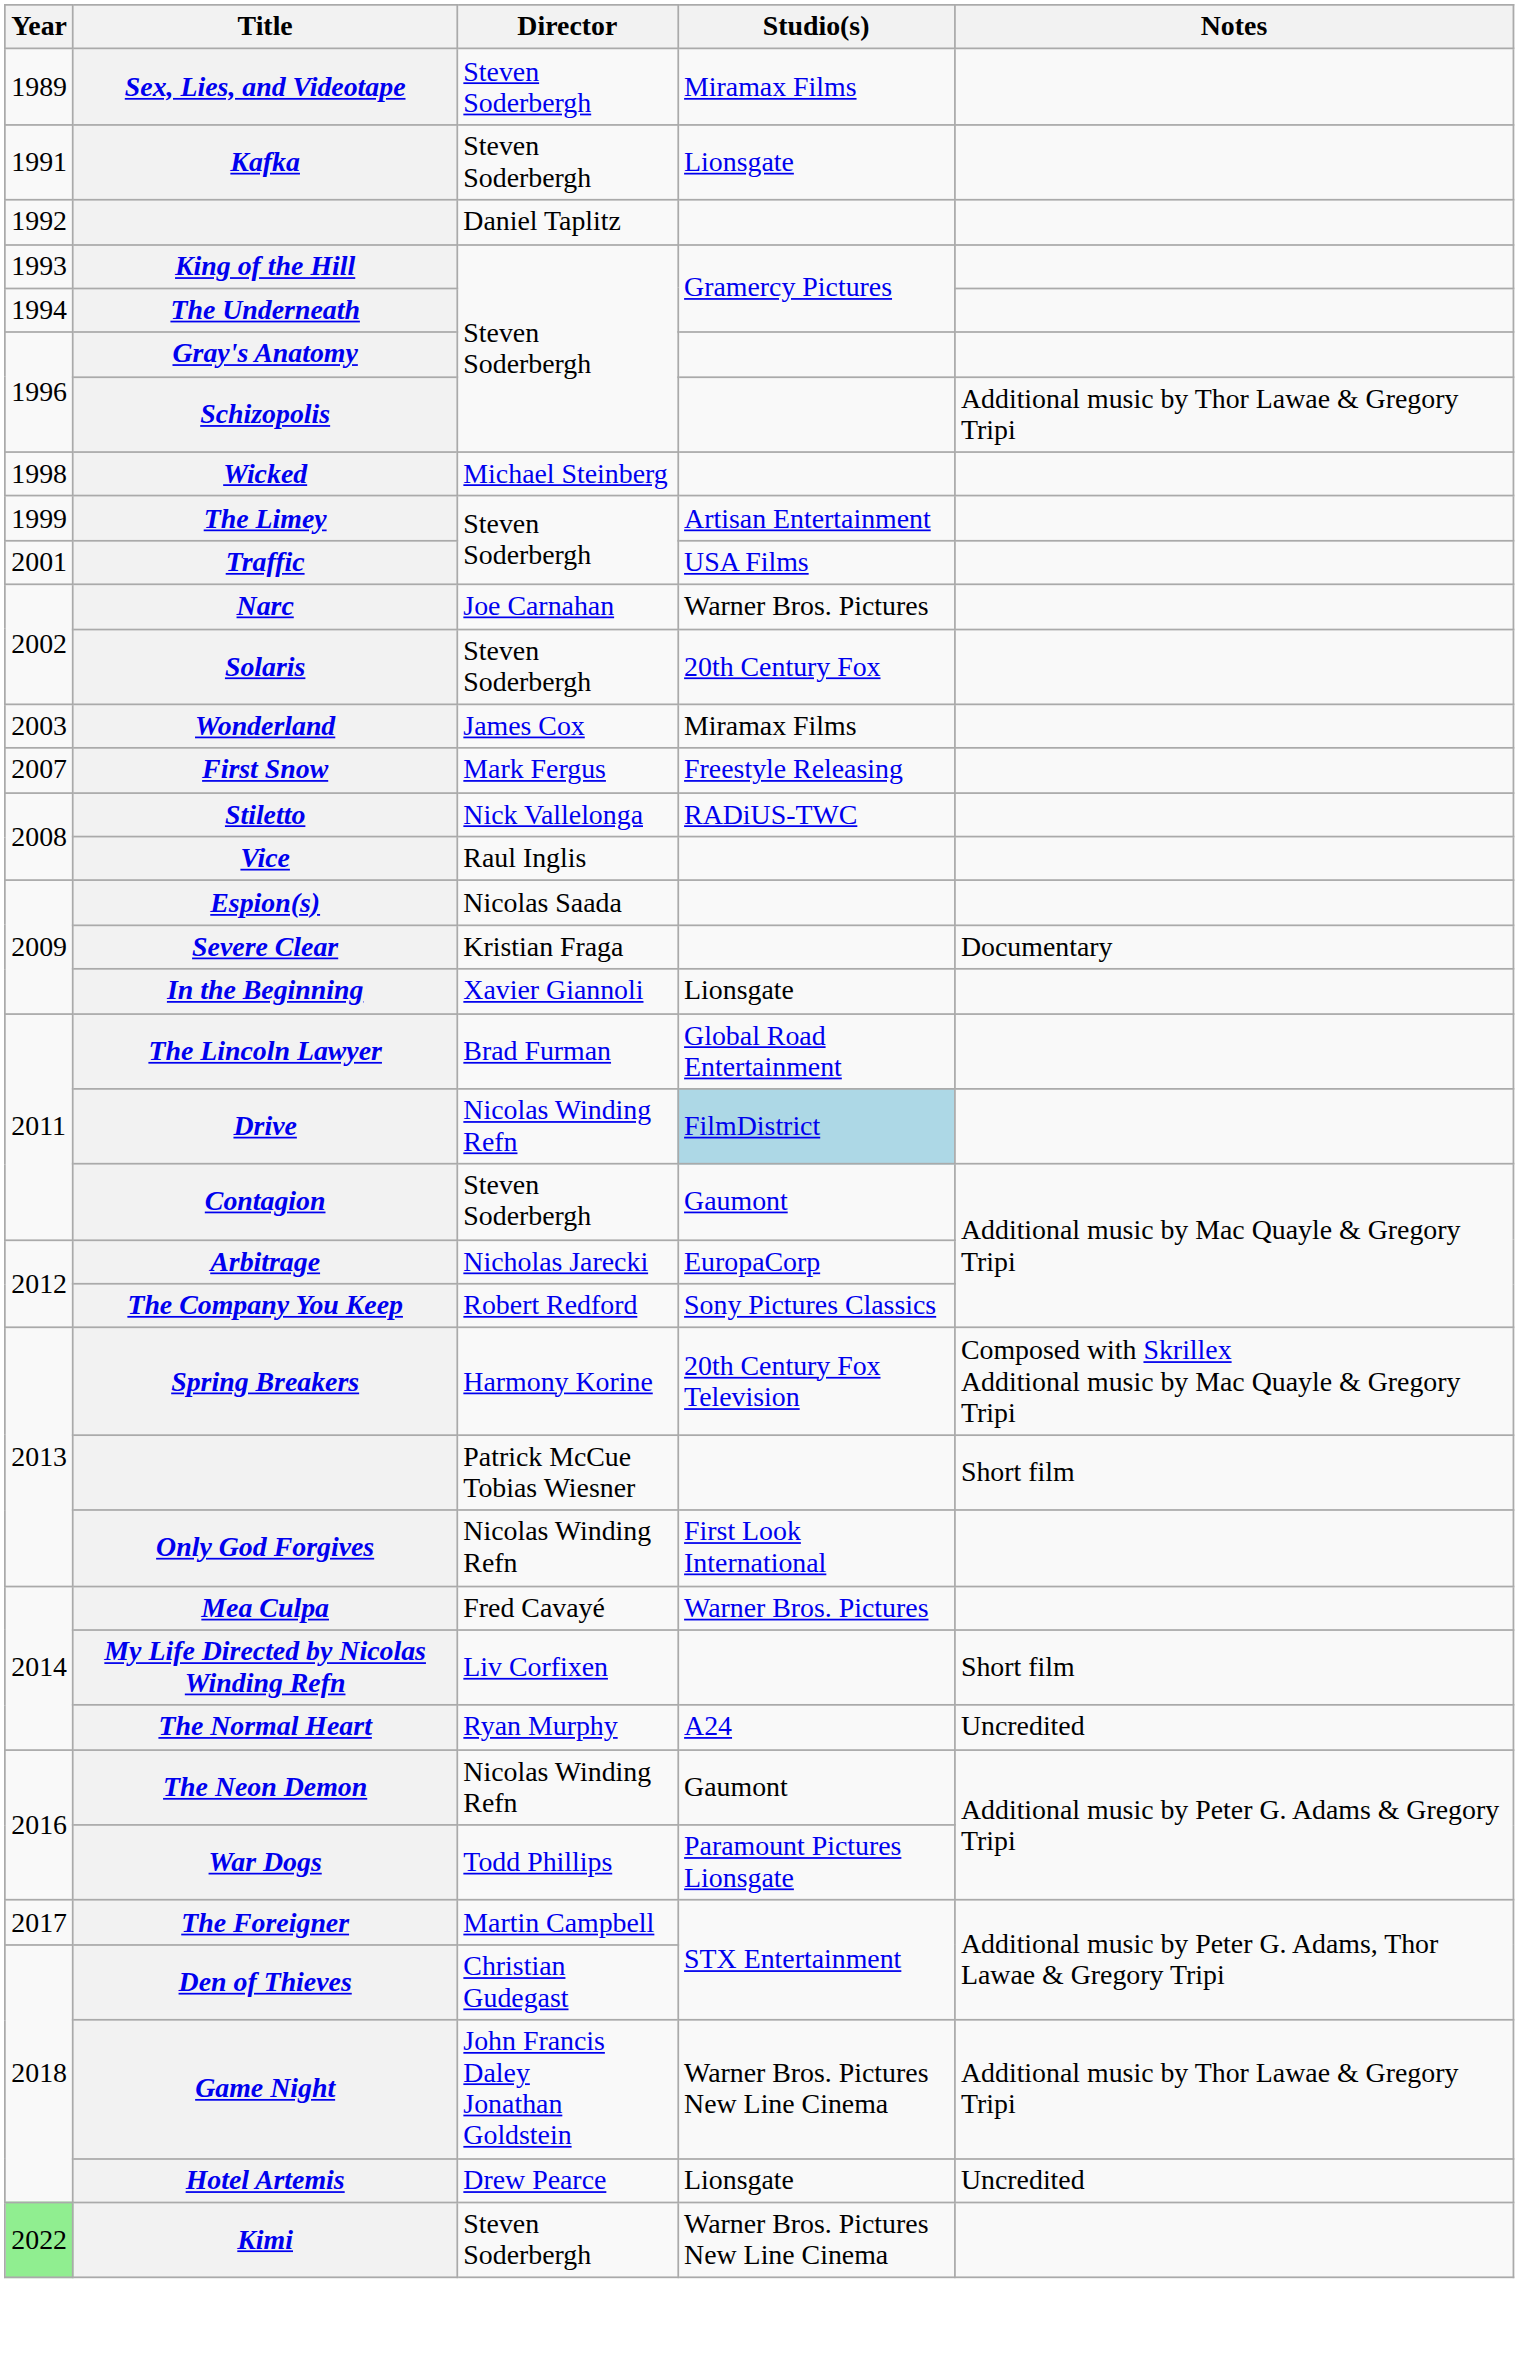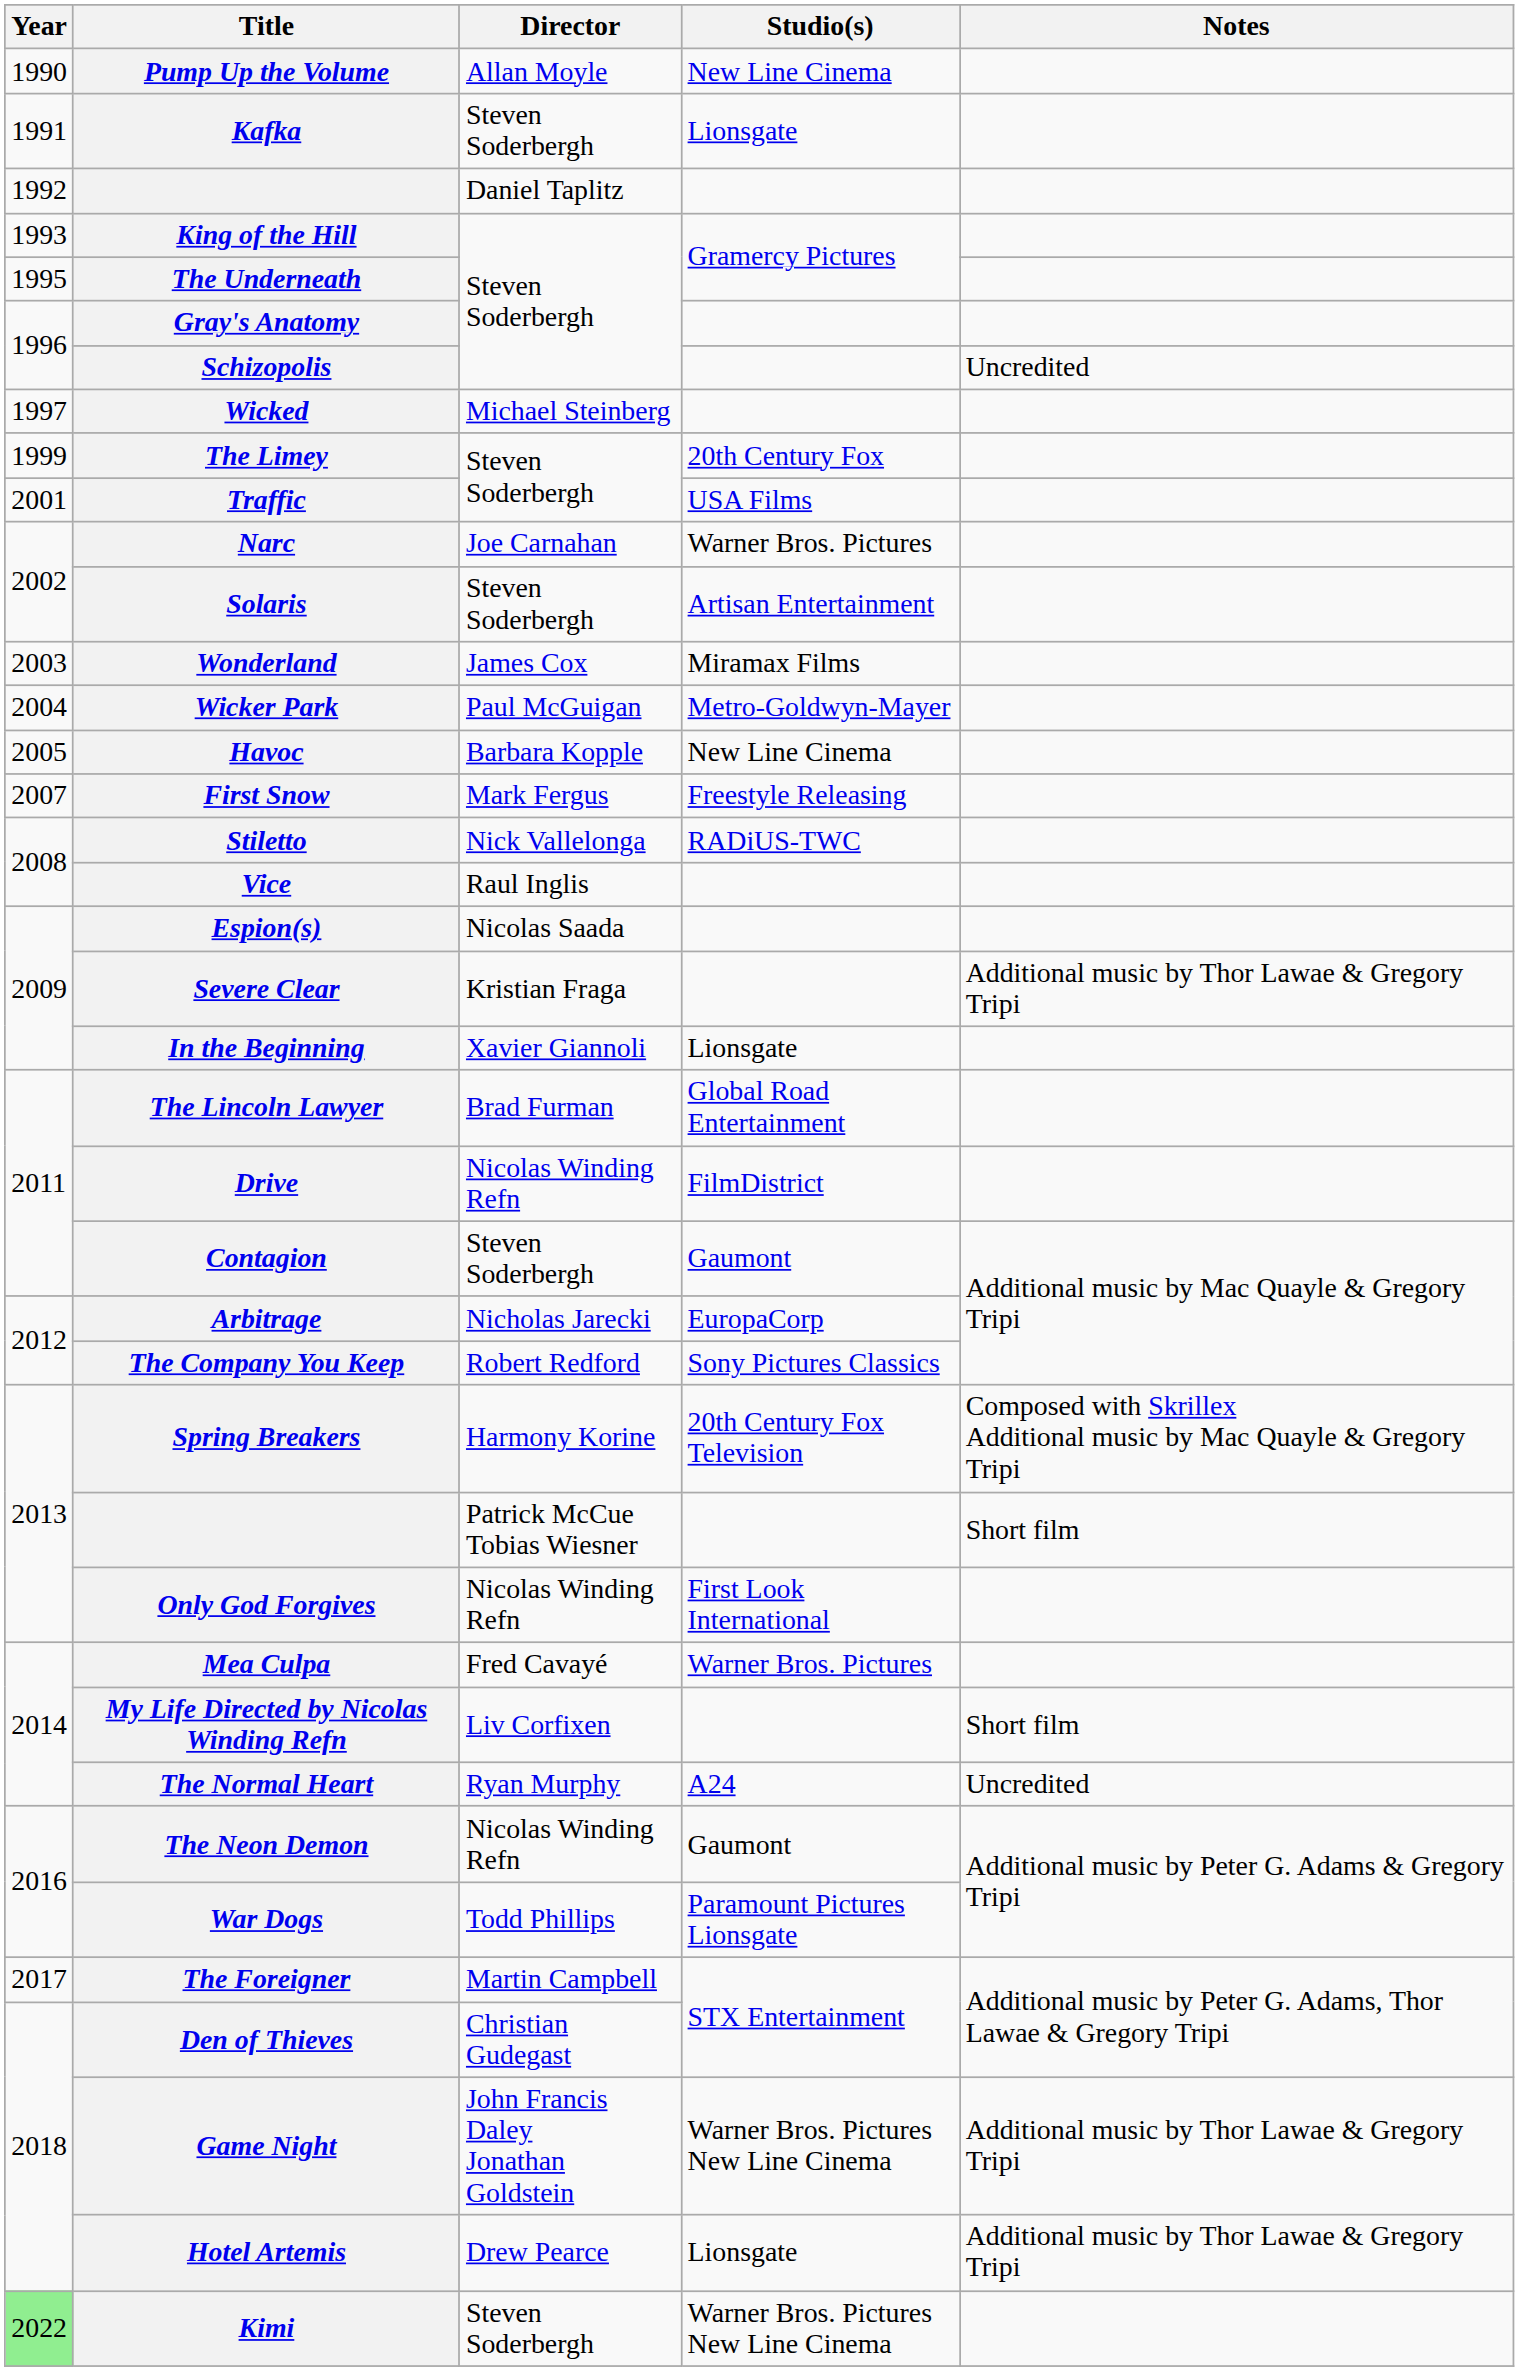- row: (265, 86)
+ row: (266, 70)
(39, 309) 1994 -> (39, 278) 1995
(1210, 413) Additional music by Thor Lawae & Gregory Tripi -> (1028, 366) Uncredited
(39, 473) 1998 -> (39, 411) 1997
(807, 517) Artisan Entertainment -> (786, 455) 20th Century Fox
(782, 666) 20th Century Fox -> (811, 603) Artisan Entertainment
+ row: (266, 707)
+ row: (266, 751)
(1037, 946) Documentary -> (1214, 987) Additional music by Thor Lawae & Gregory Tripi
(752, 1126) lightblue background -> (756, 1183) no background
(1023, 2179) Uncredited -> (1214, 2252) Additional music by Thor Lawae & Gregory Tripi
